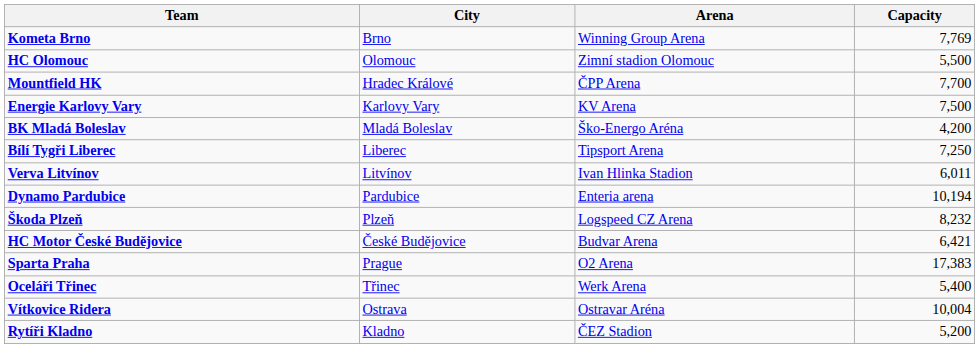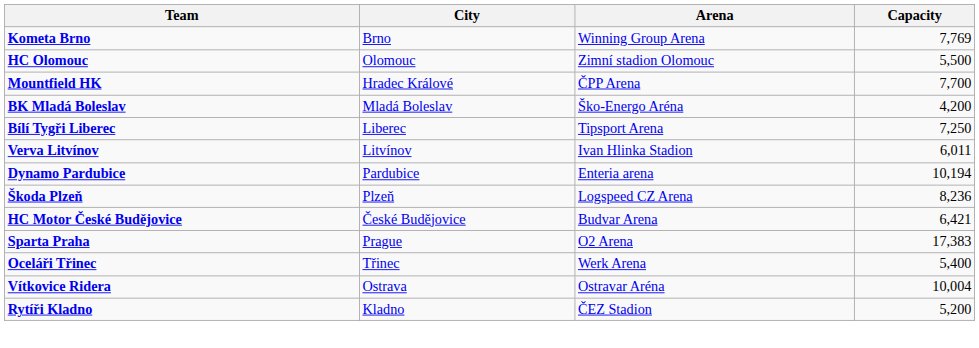- row: (75, 106)
(955, 219) 8,232 -> (955, 196) 8,236
